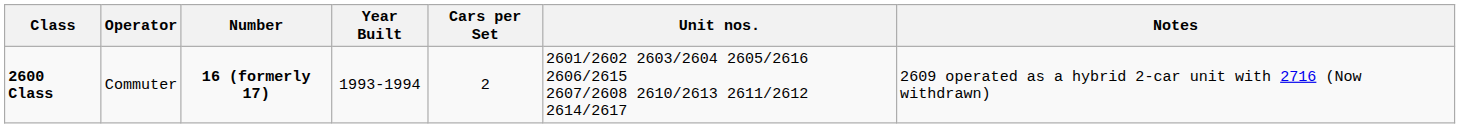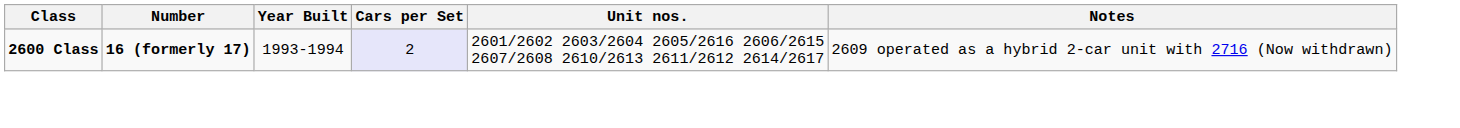- column: (141, 26)
(485, 85) no background -> (410, 50) lavender background
